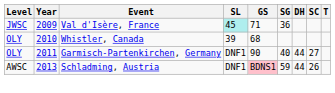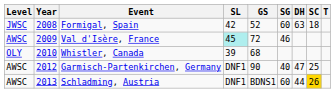+ row: (100, 25)
(17, 25) JWSC -> (17, 39) AWSC
(255, 25) 71 -> (255, 39) 72
(285, 25) 36 -> (285, 39) 46
(14, 53) OLY -> (17, 67) AWSC
(47, 53) 2011 -> (47, 67) 2012
(300, 53) 44 -> (300, 67) 47
(314, 53) 27 -> (314, 67) 25
(263, 67) pink background -> (263, 81) no background
(285, 67) 59 -> (285, 81) 60
(314, 67) no background -> (314, 81) gold background
